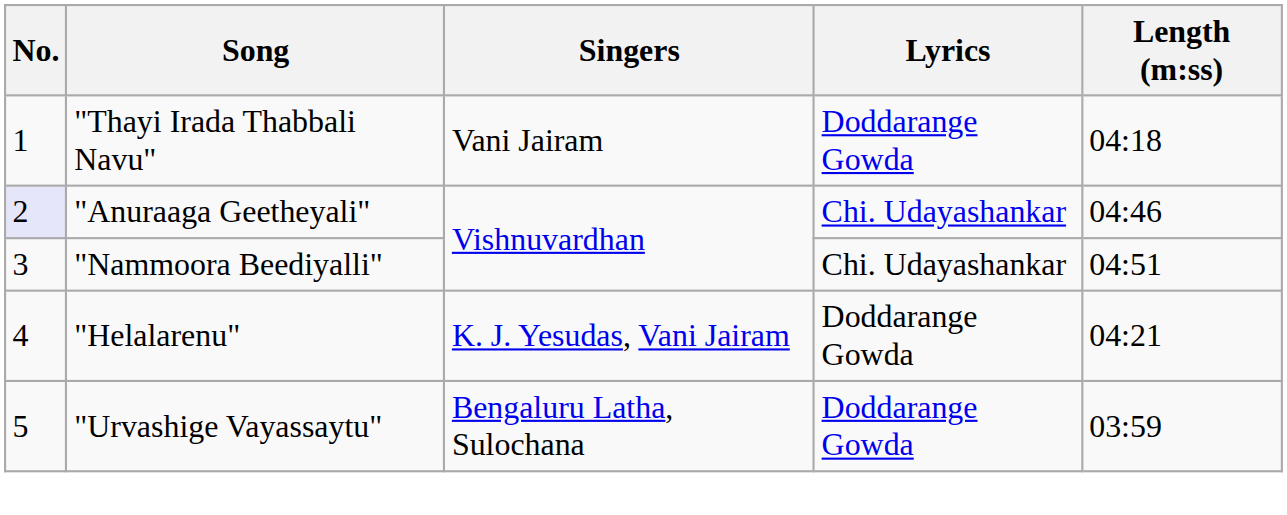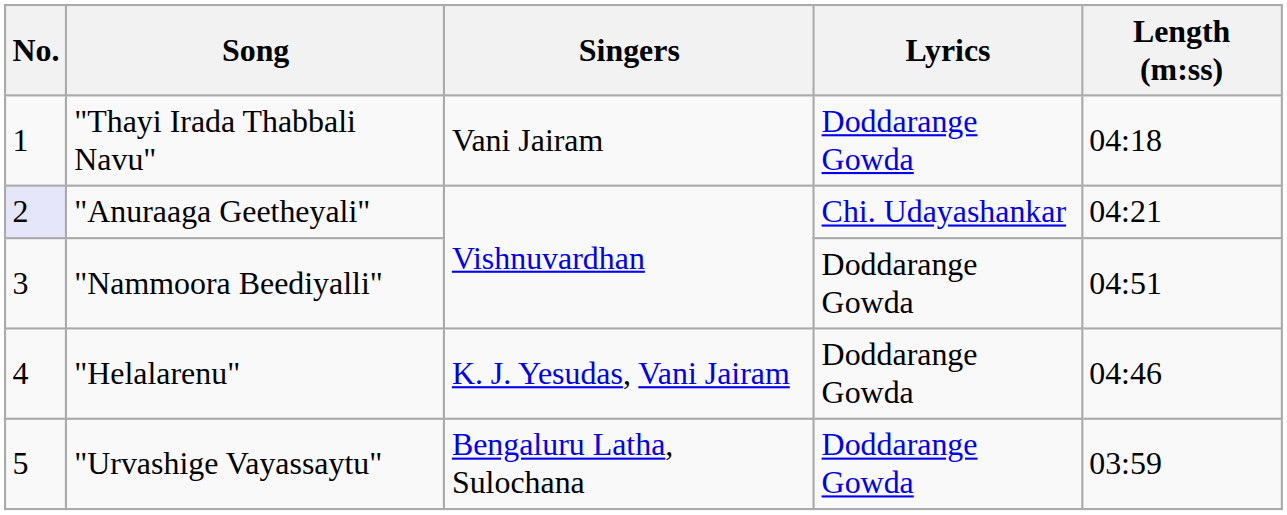(1126, 211) 04:46 -> (1126, 211) 04:21
(944, 264) Chi. Udayashankar -> (900, 283) Doddarange Gowda
(1126, 336) 04:21 -> (1126, 373) 04:46
